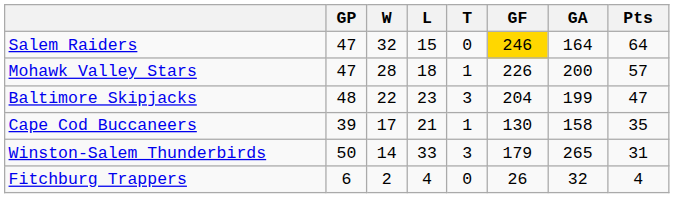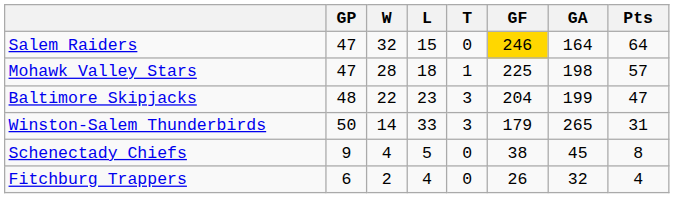(517, 72) 226 -> (517, 72) 225
(578, 72) 200 -> (578, 72) 198
- row: (103, 126)
+ row: (98, 153)
